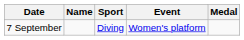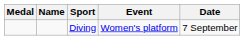columns swapped: (224, 12) <-> (34, 12)
